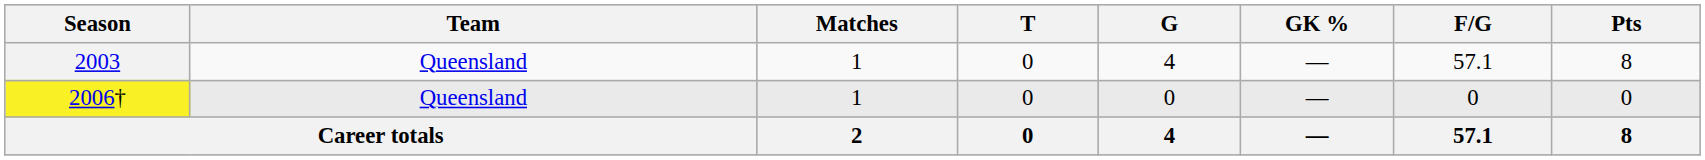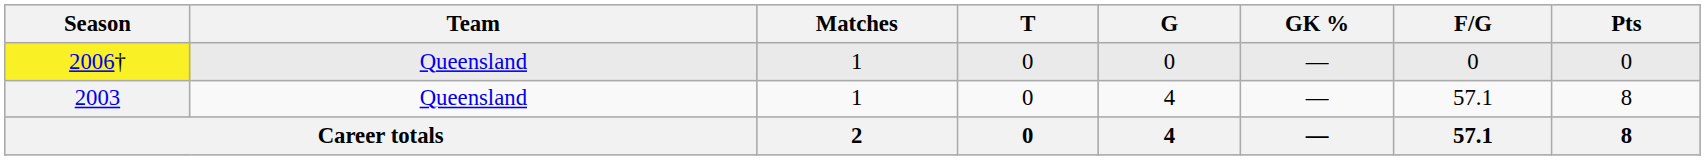rows swapped: (97, 61) <-> (97, 98)
